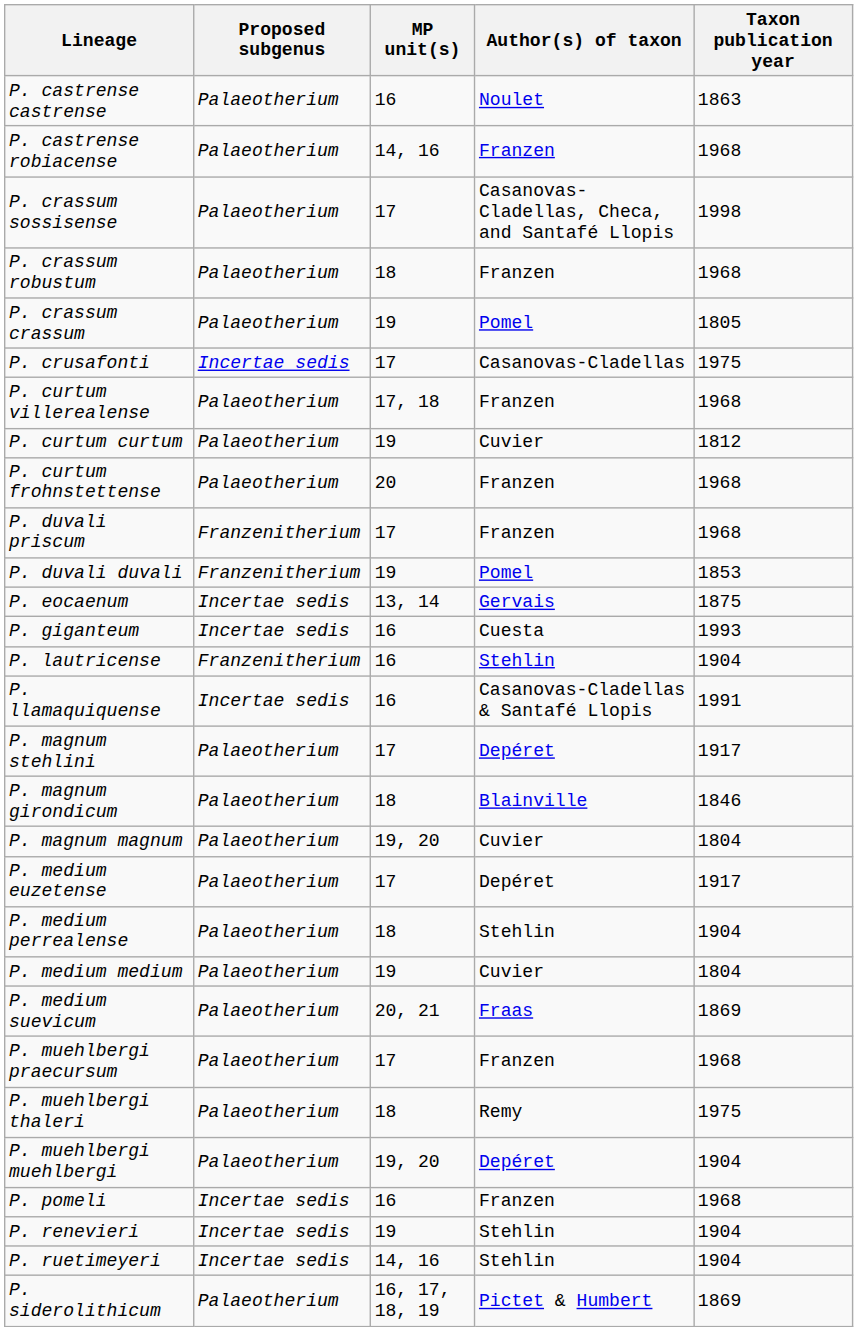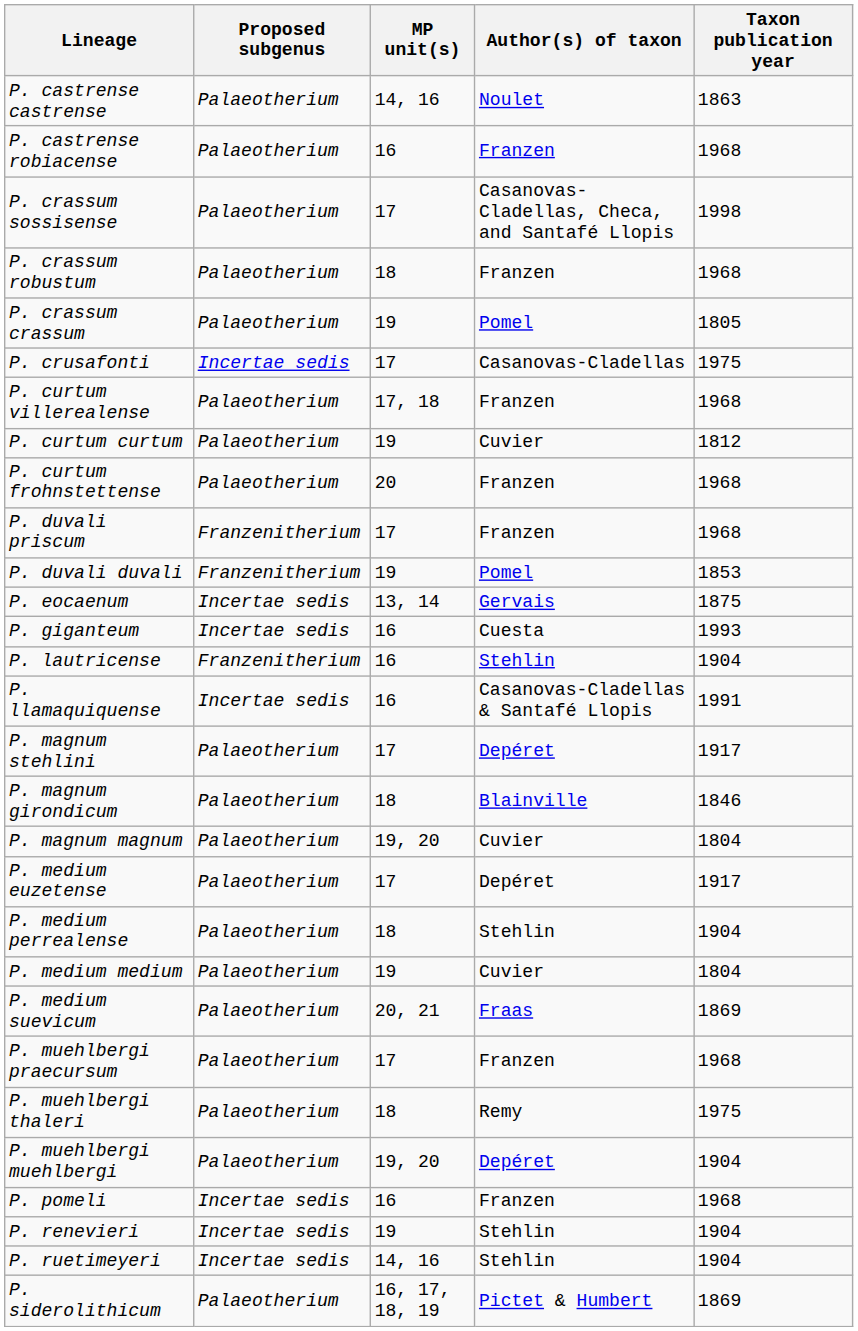(385, 101) 16 -> (407, 101) 14, 16
(407, 151) 14, 16 -> (385, 151) 16
